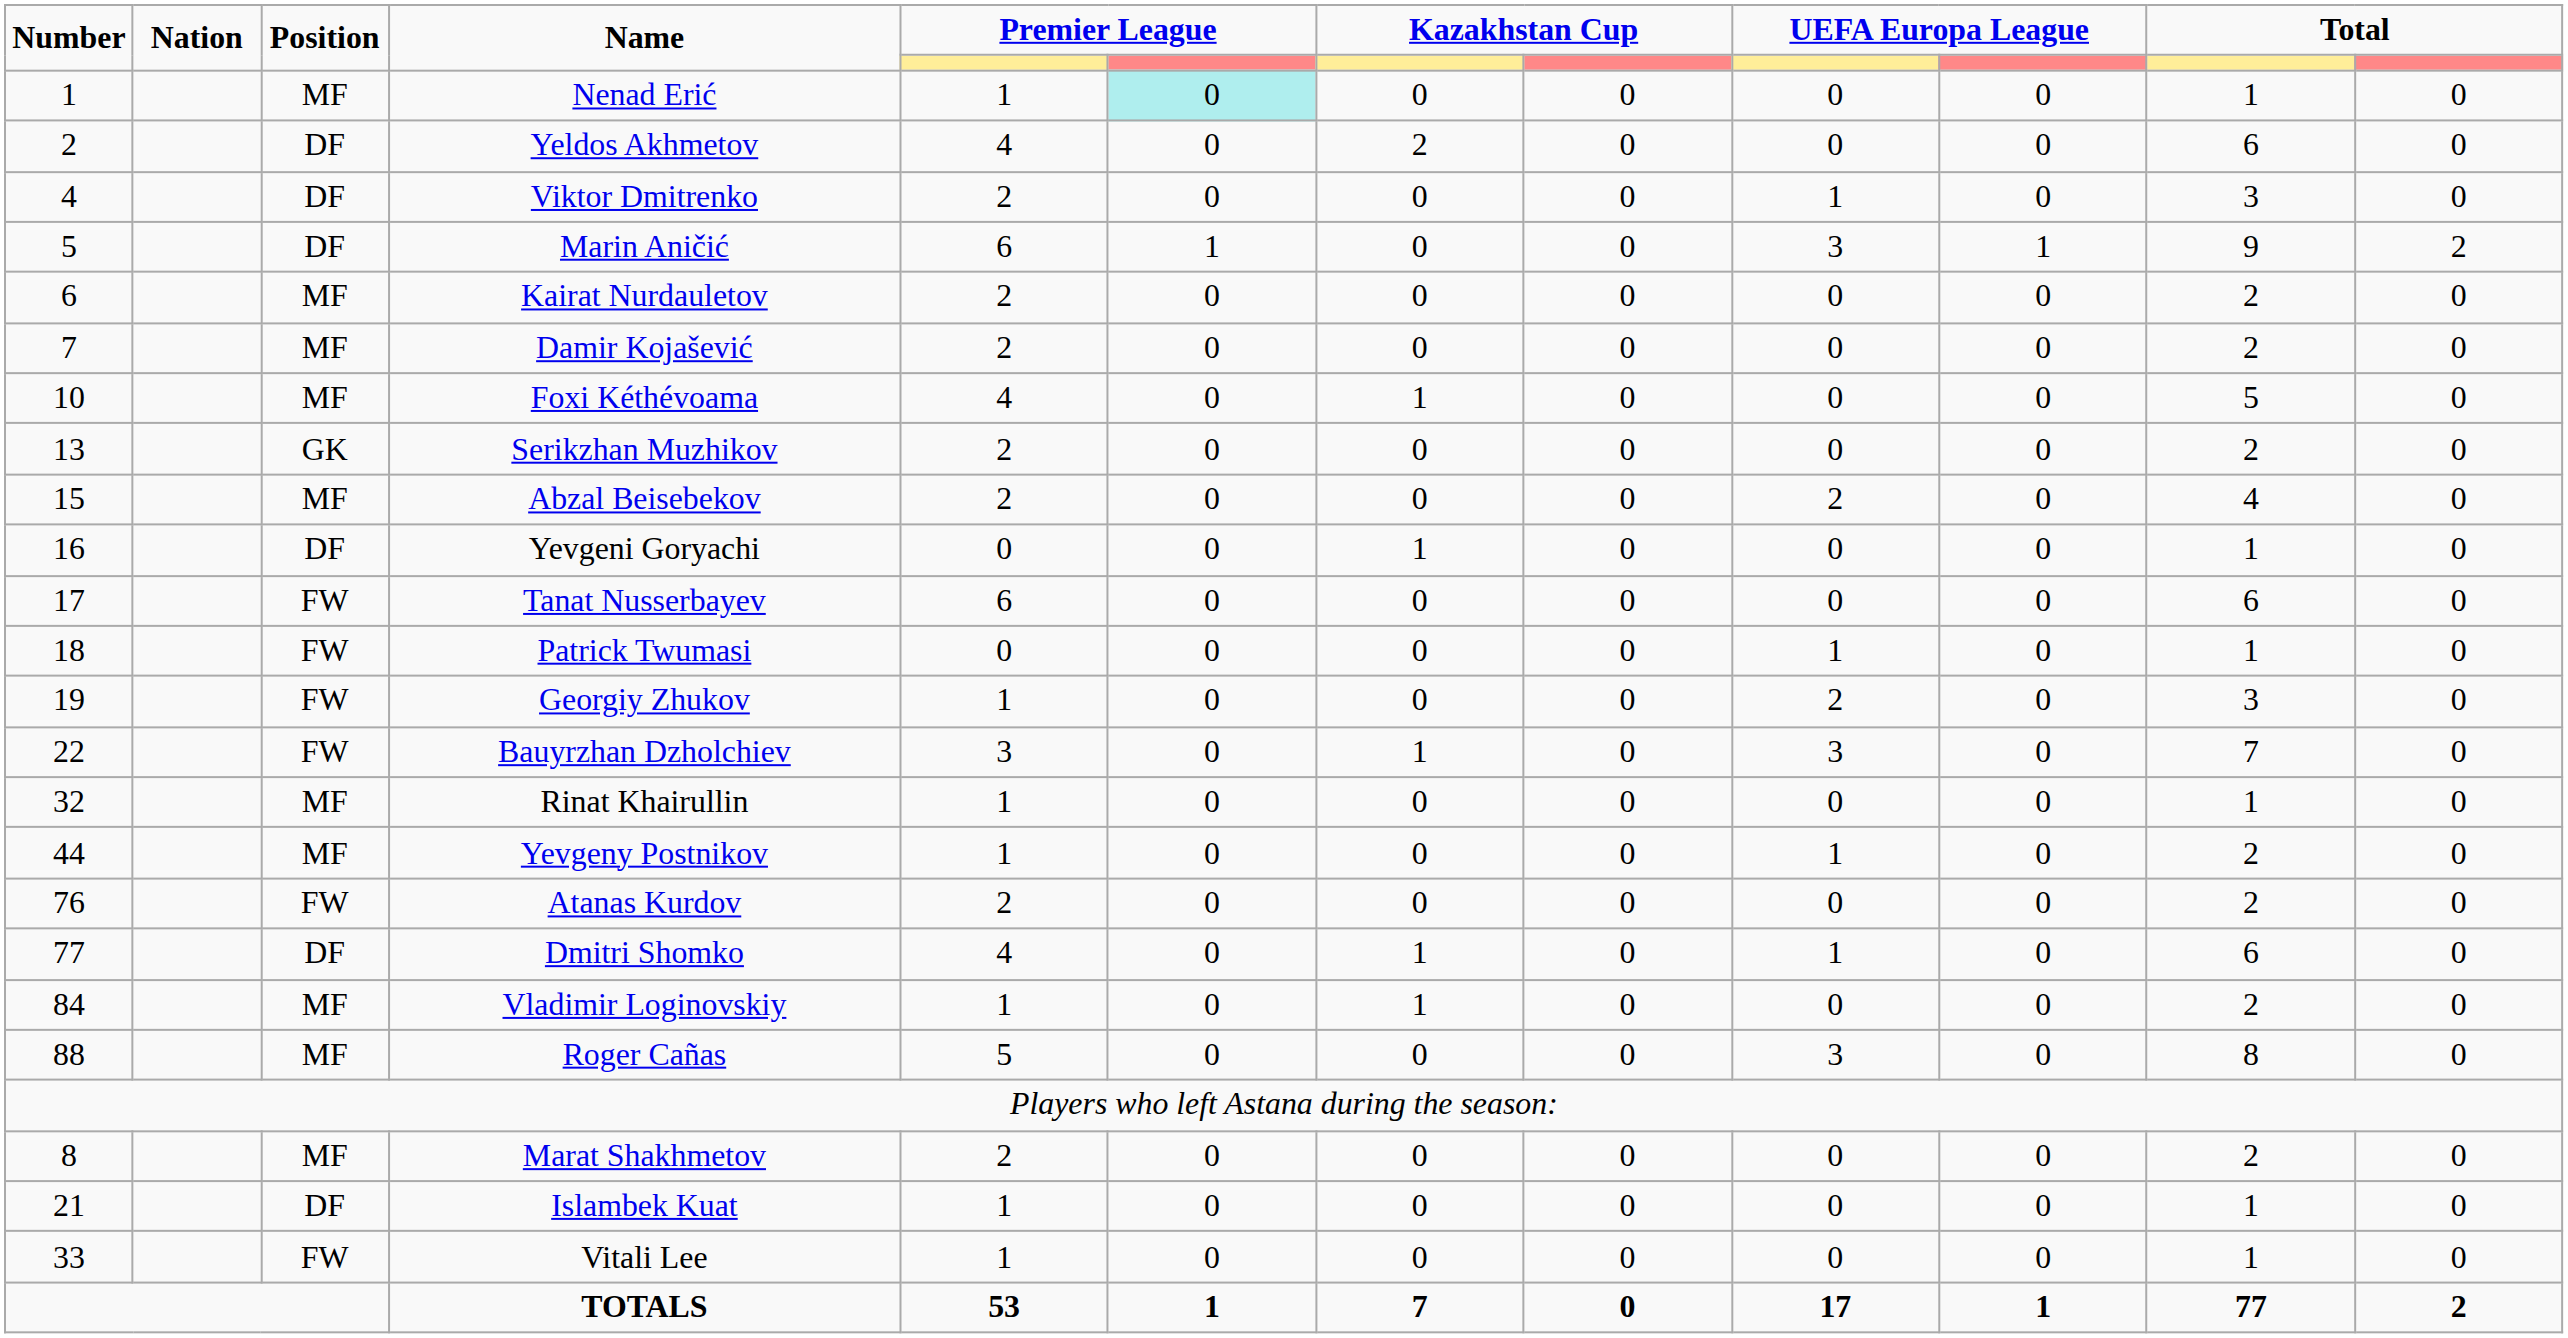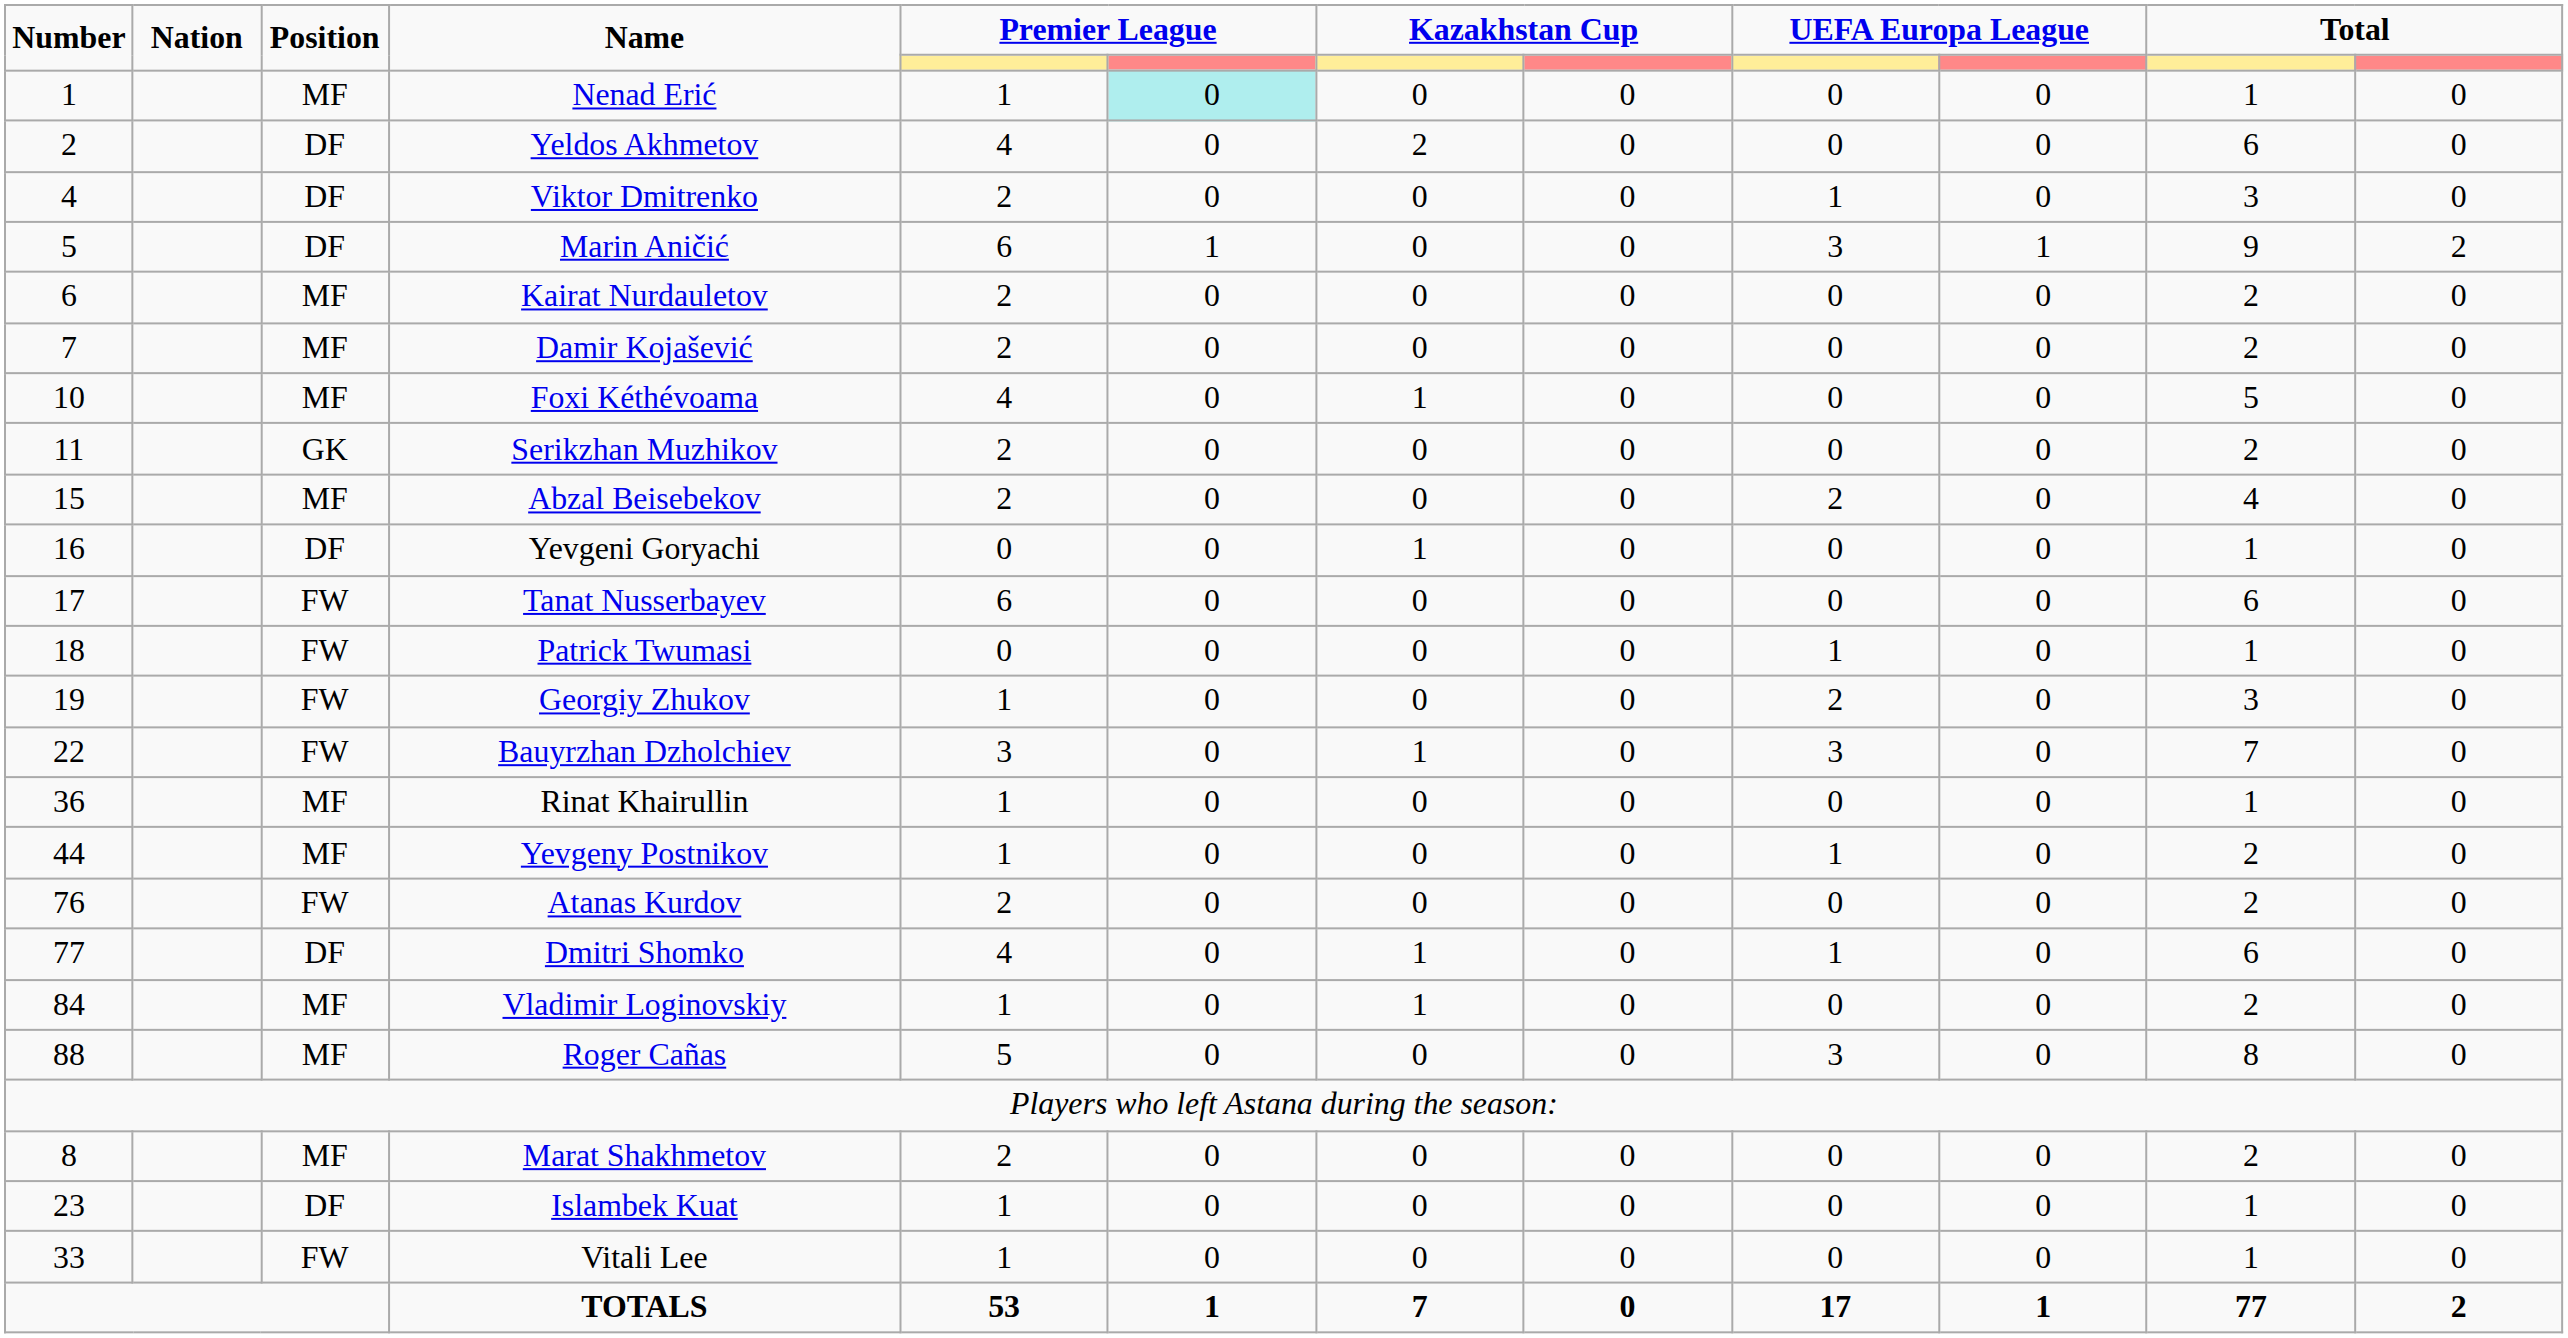(69, 448) 13 -> (69, 448) 11
(69, 801) 32 -> (69, 801) 36
(69, 1205) 21 -> (69, 1205) 23
